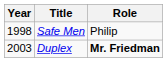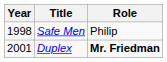(19, 48) 2003 -> (19, 48) 2001
